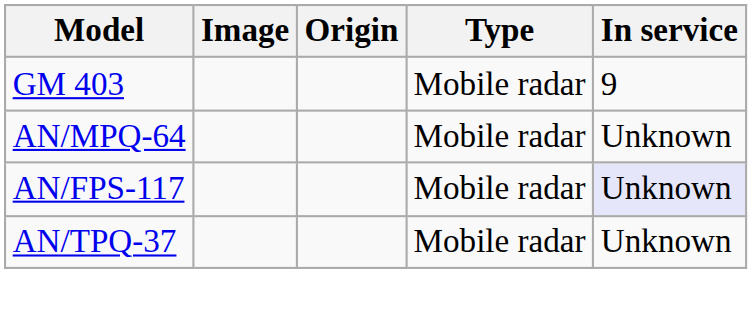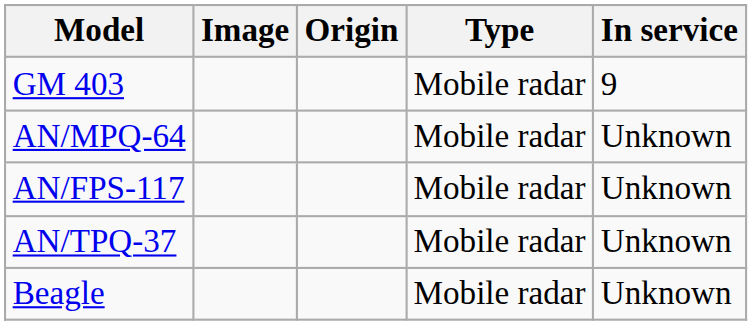(666, 188) lavender background -> (666, 188) no background
+ row: (59, 293)
